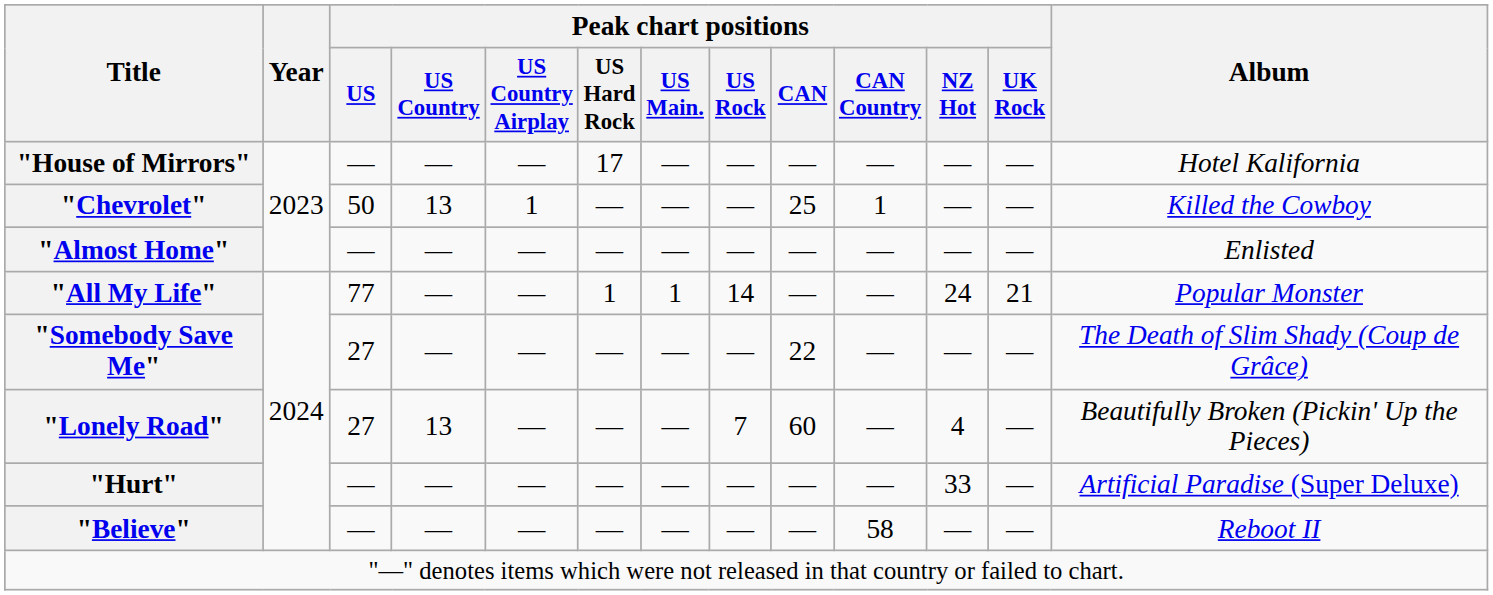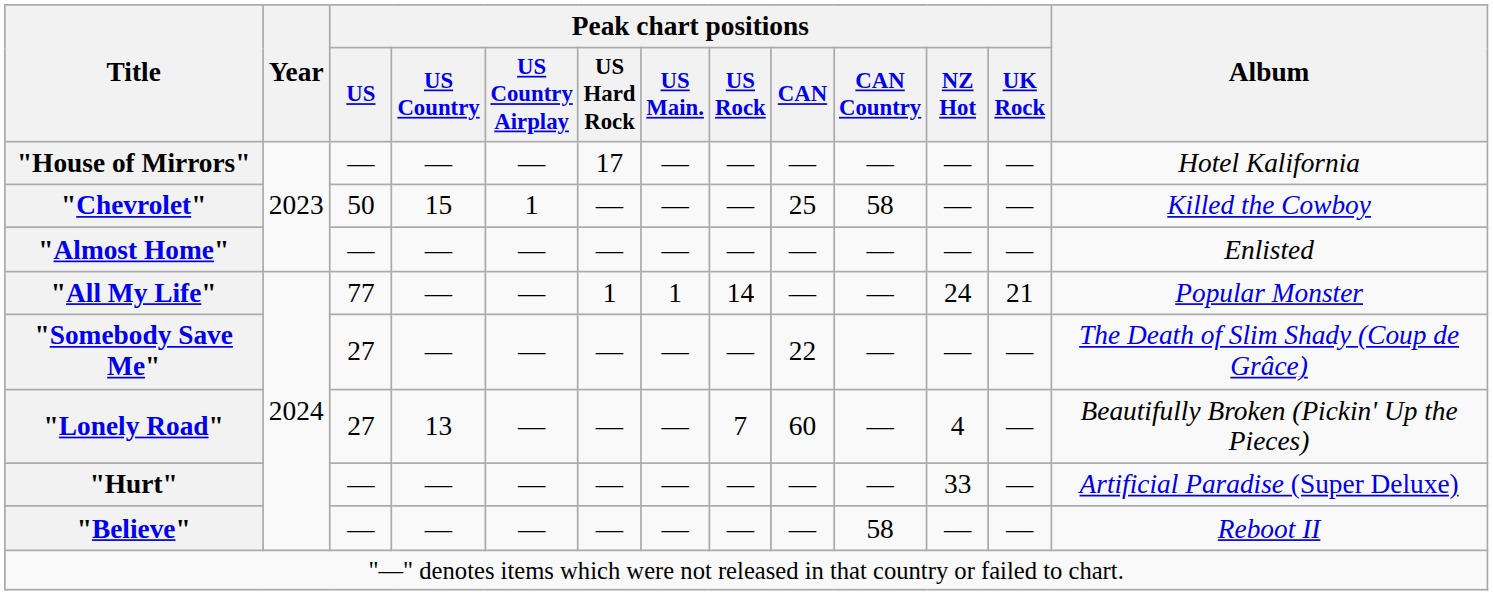(439, 205) 13 -> (439, 205) 15
(880, 205) 1 -> (880, 205) 58
